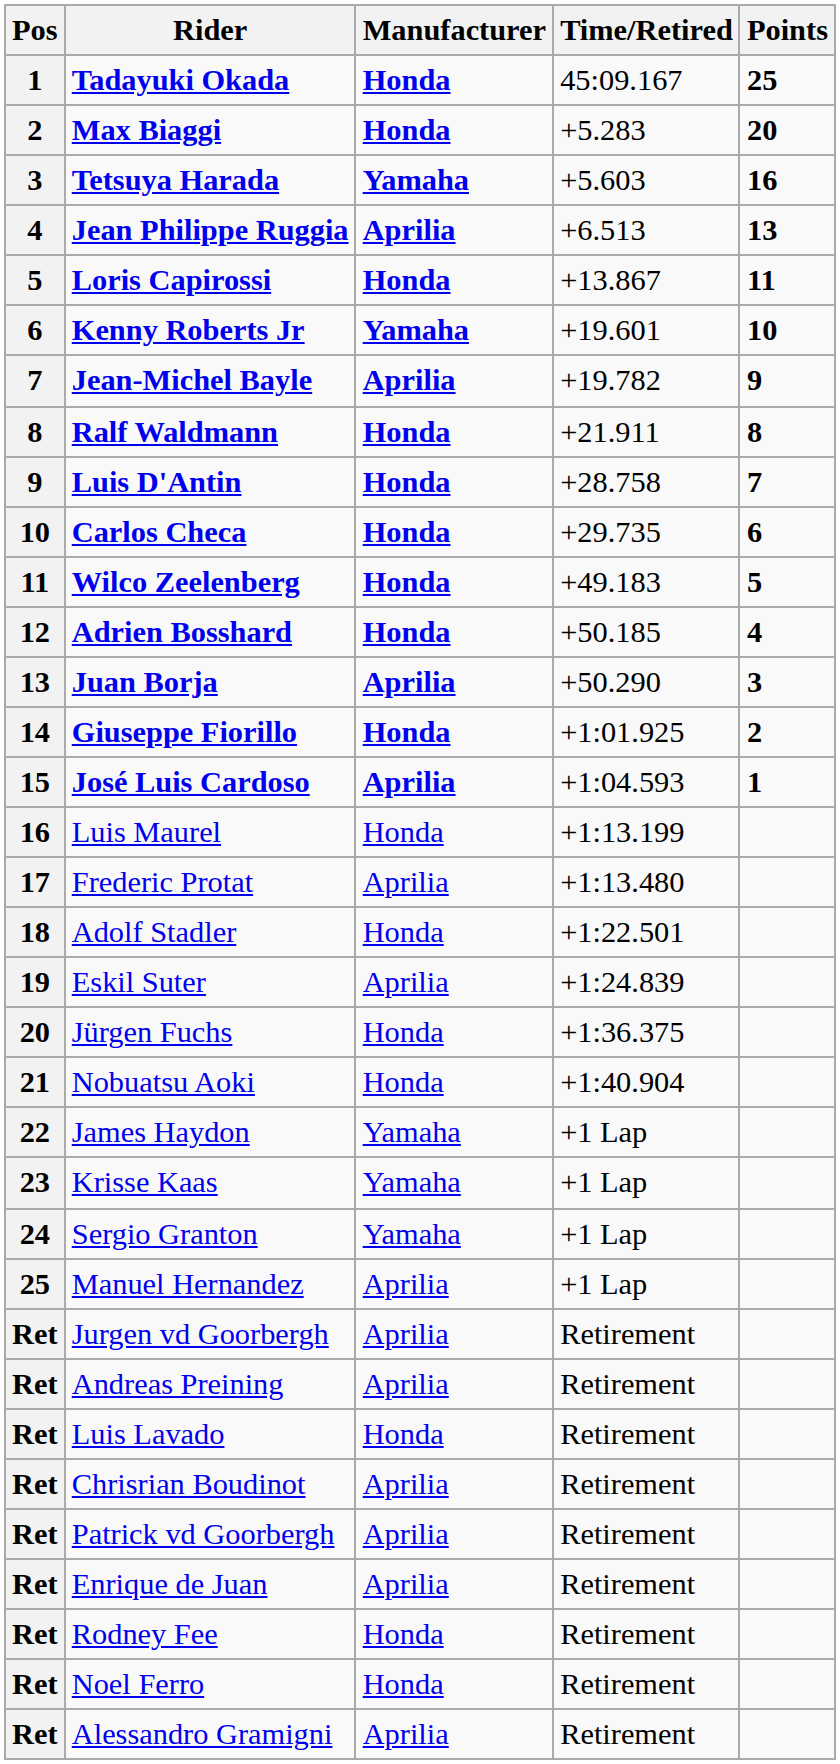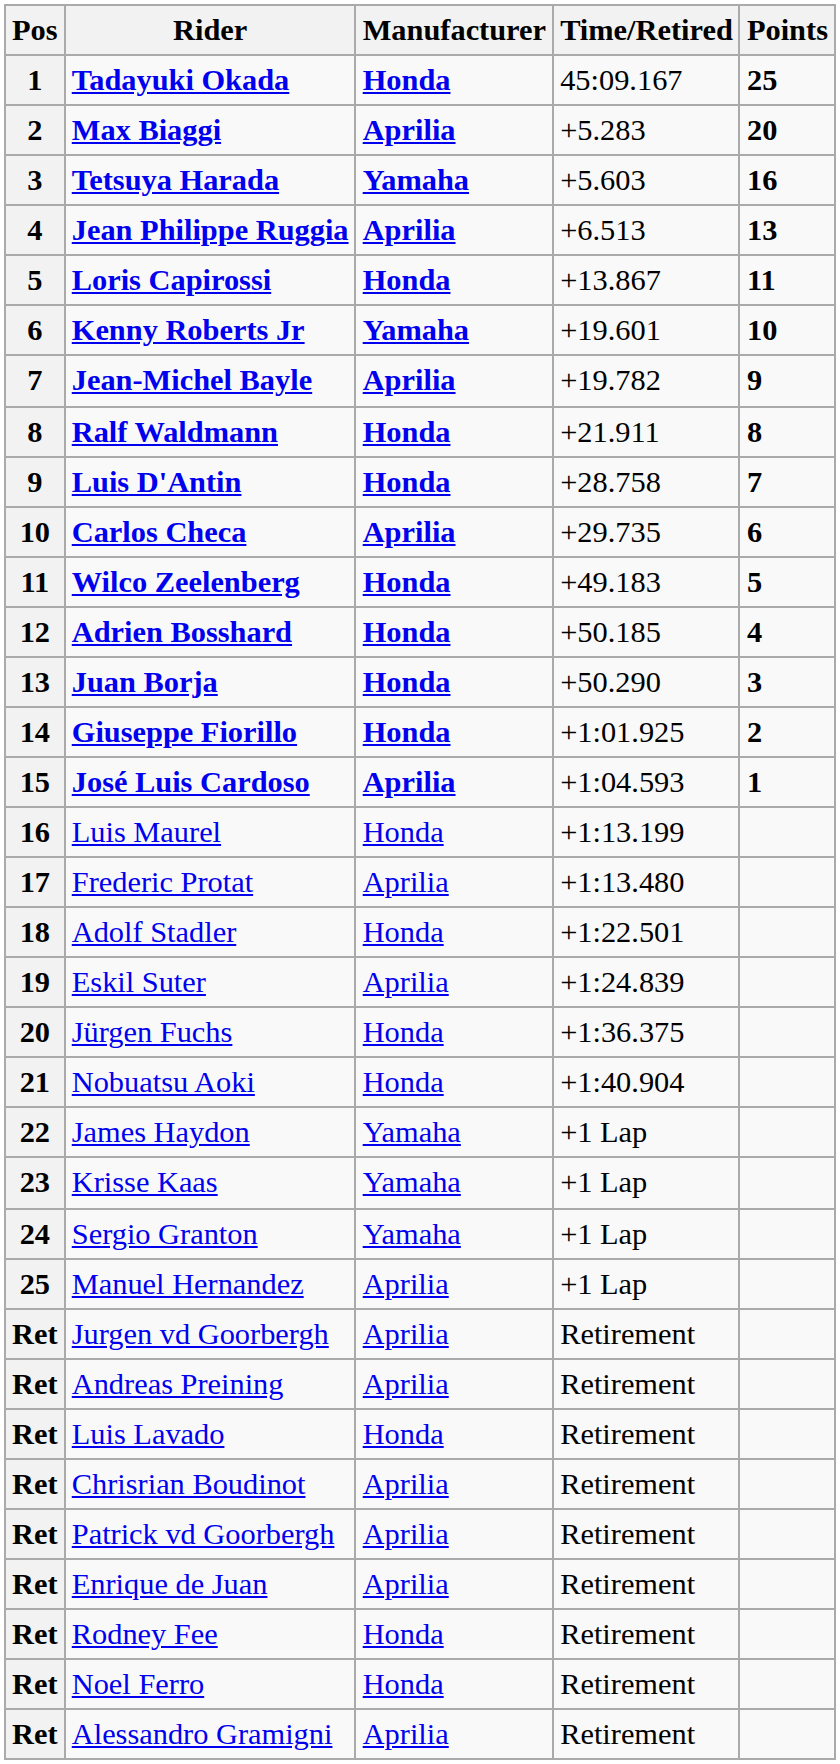(407, 130) Honda -> (409, 130) Aprilia
(407, 530) Honda -> (409, 530) Aprilia
(409, 681) Aprilia -> (407, 681) Honda
